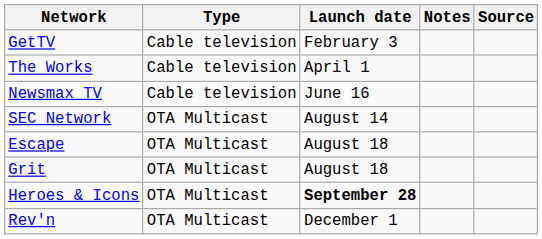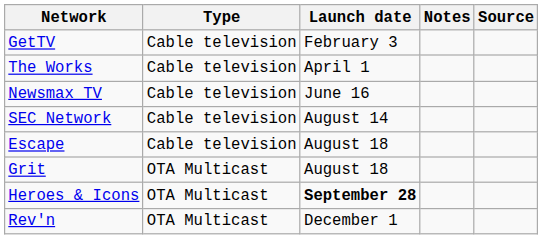(208, 119) OTA Multicast -> (222, 119) Cable television
(208, 144) OTA Multicast -> (222, 144) Cable television
